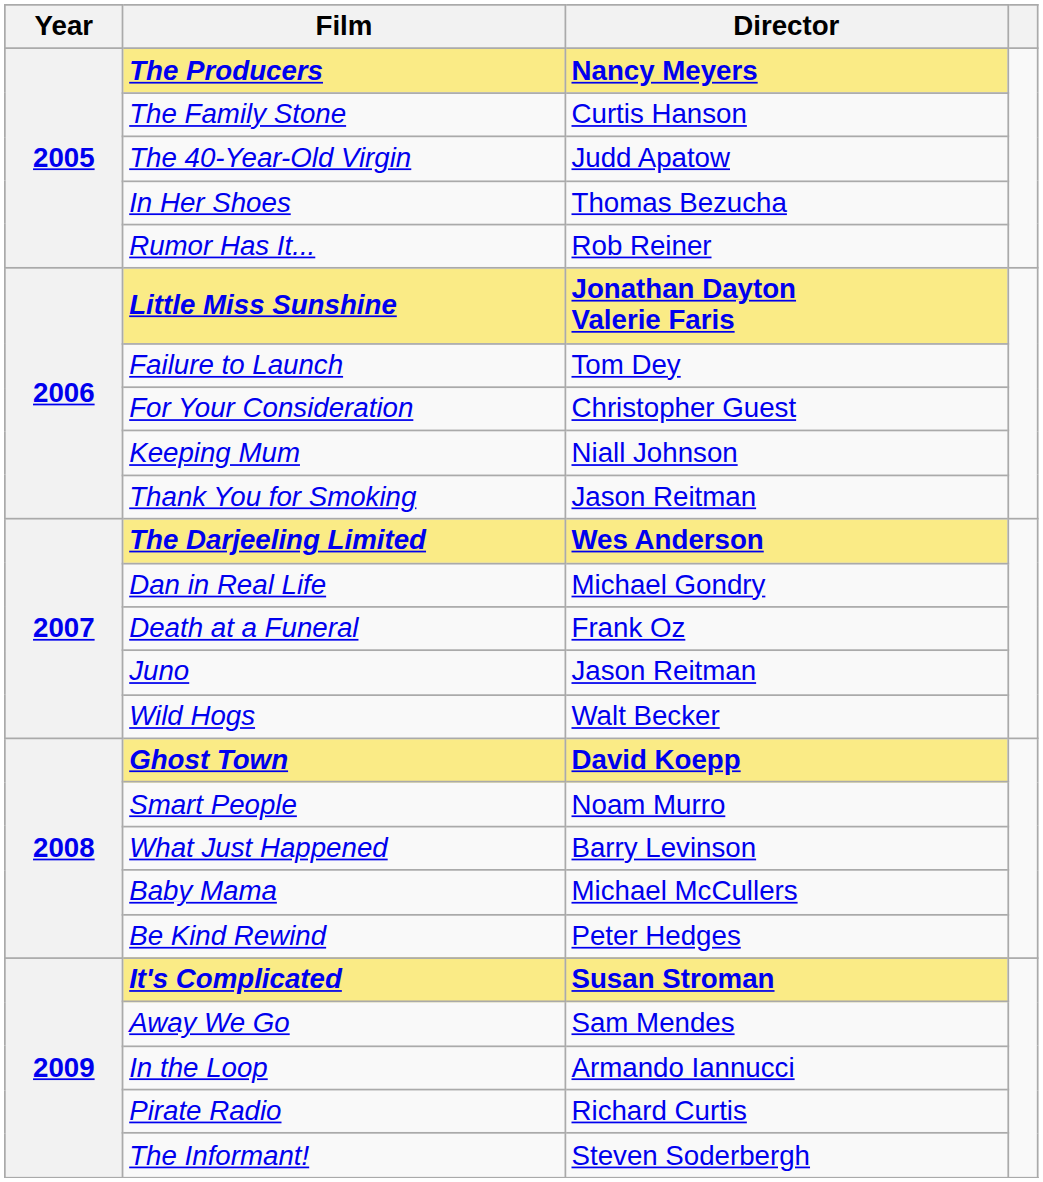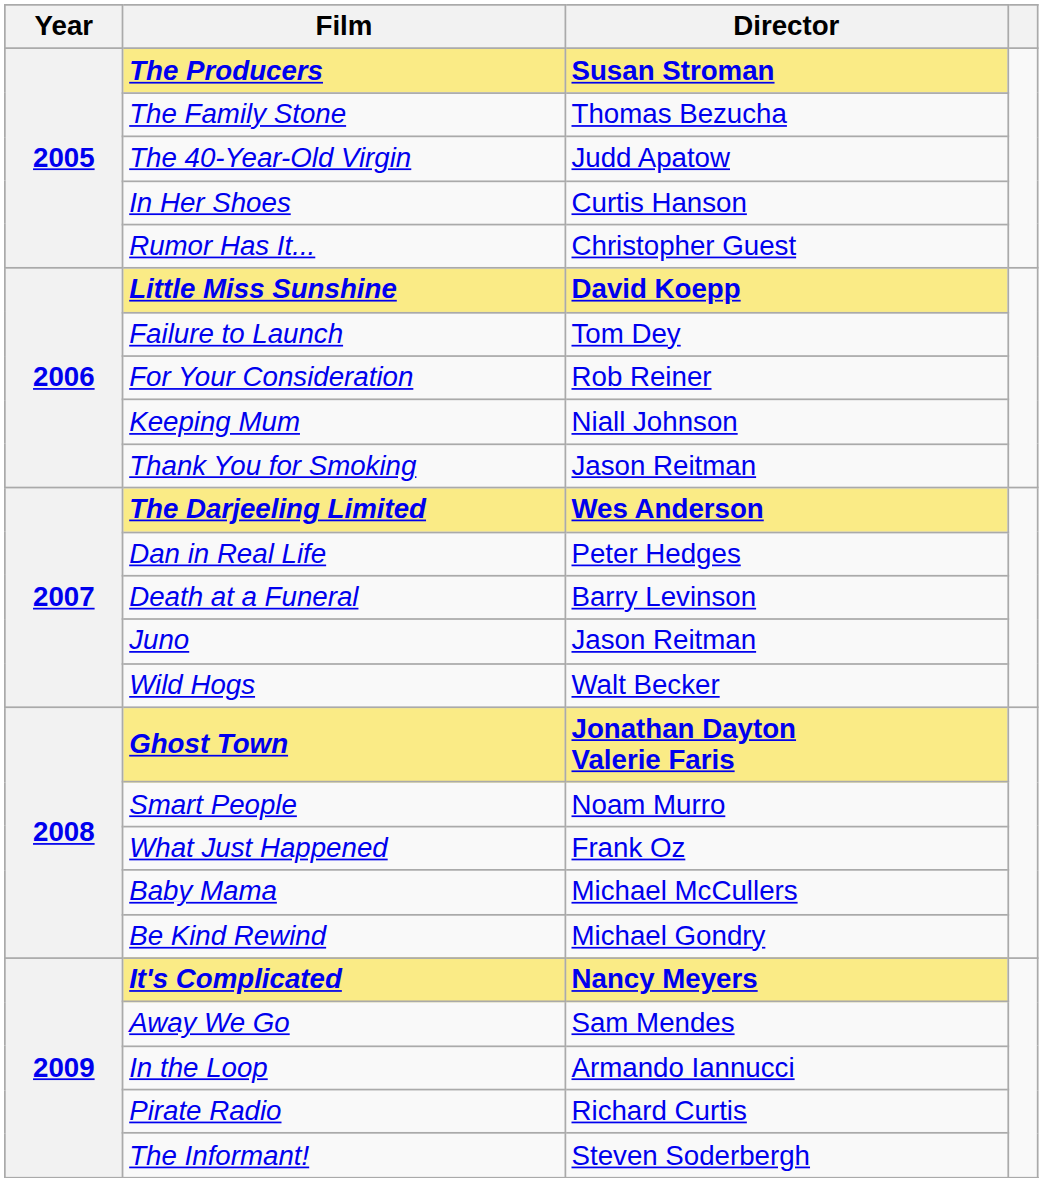(665, 70) Nancy Meyers -> (673, 70) Susan Stroman
(659, 114) Curtis Hanson -> (679, 114) Thomas Bezucha
(679, 202) Thomas Bezucha -> (659, 202) Curtis Hanson
(642, 245) Rob Reiner -> (684, 245) Christopher Guest
(684, 305) Jonathan Dayton Valerie Faris -> (656, 289) David Koepp
(684, 408) Christopher Guest -> (642, 377) Rob Reiner
(668, 584) Michael Gondry -> (656, 553) Peter Hedges
(628, 628) Frank Oz -> (664, 597) Barry Levinson
(656, 759) David Koepp -> (684, 744) Jonathan Dayton Valerie Faris
(664, 847) Barry Levinson -> (628, 847) Frank Oz
(656, 935) Peter Hedges -> (668, 935) Michael Gondry
(673, 979) Susan Stroman -> (665, 979) Nancy Meyers
